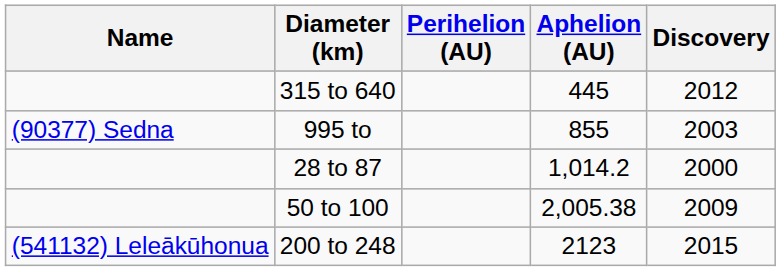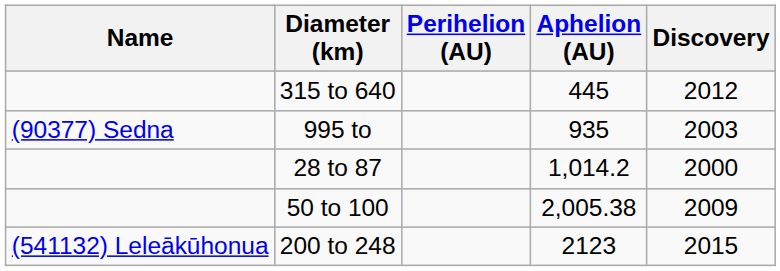(589, 129) 855 -> (589, 129) 935
